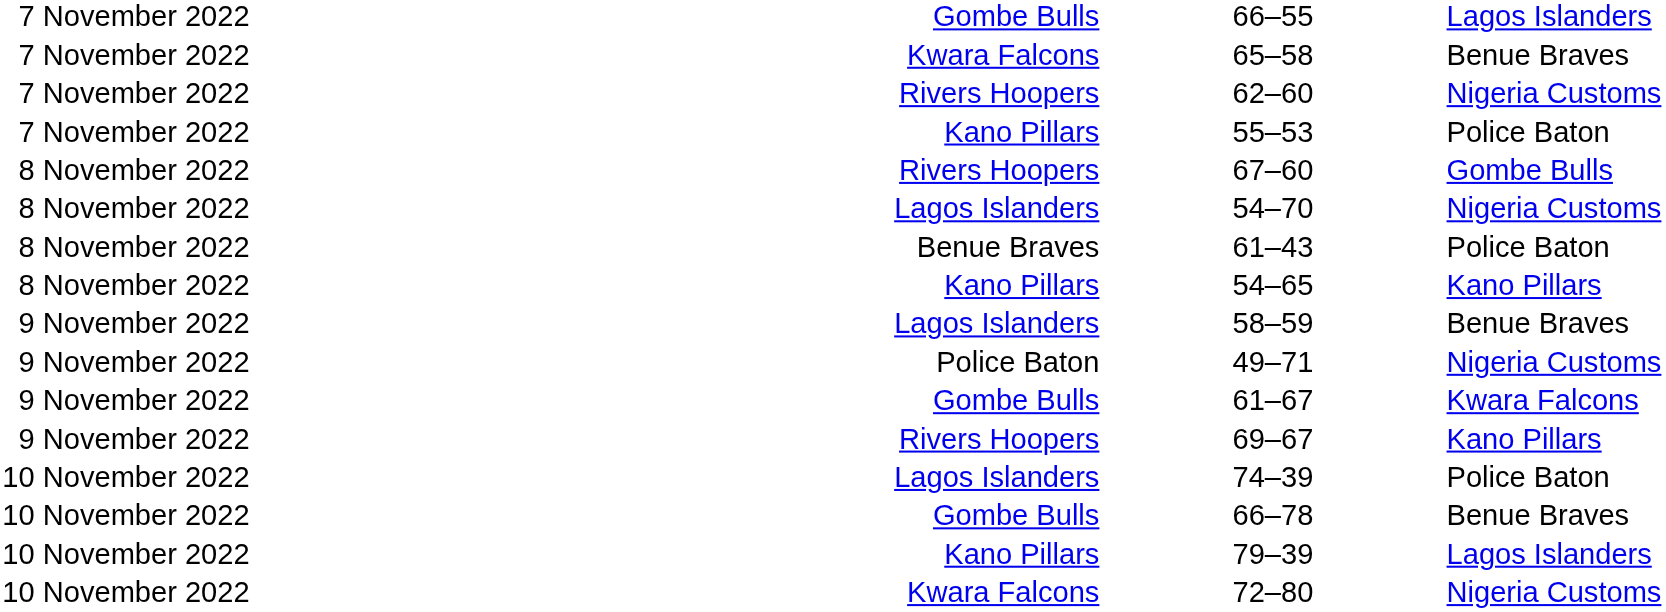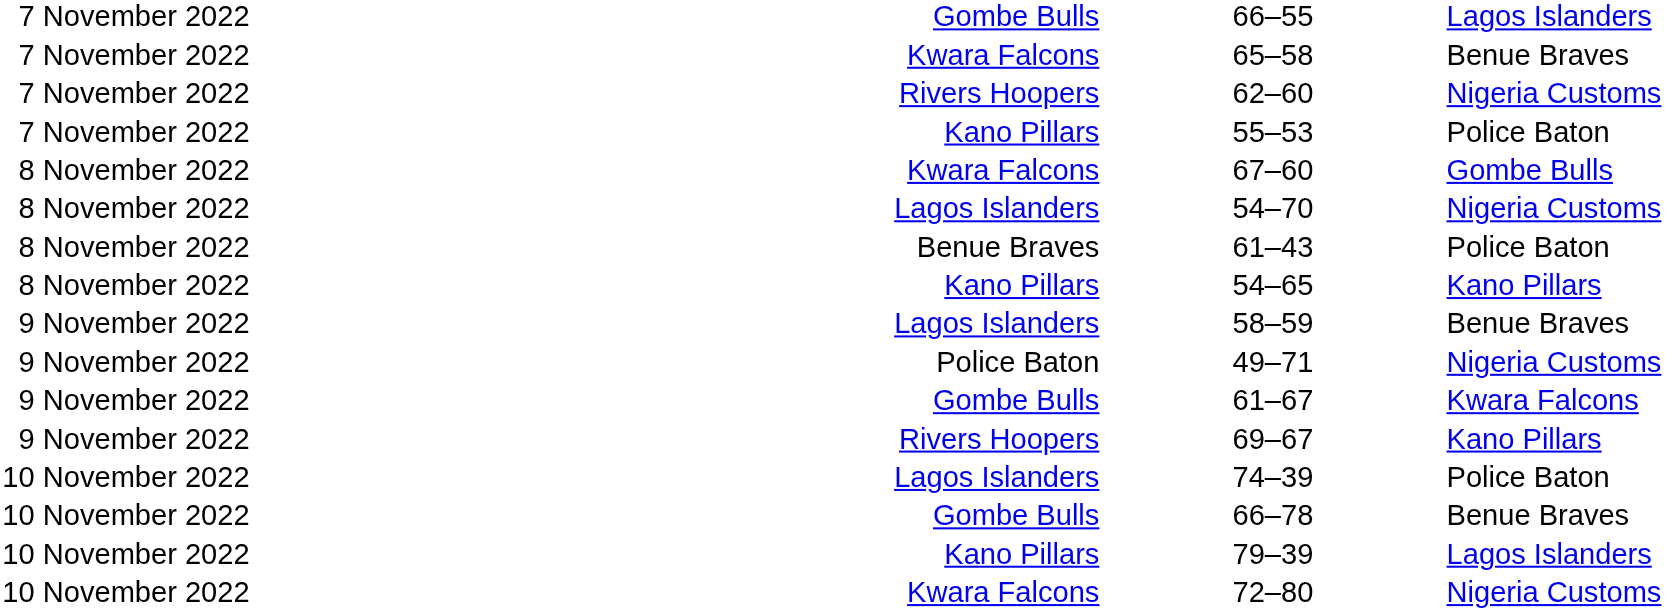(999, 170) Rivers Hoopers -> (1003, 170) Kwara Falcons
